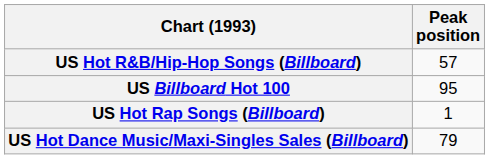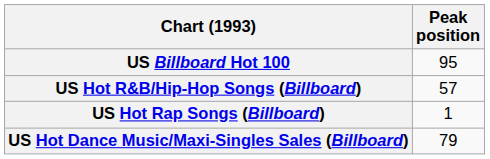rows swapped: (208, 88) <-> (208, 62)
